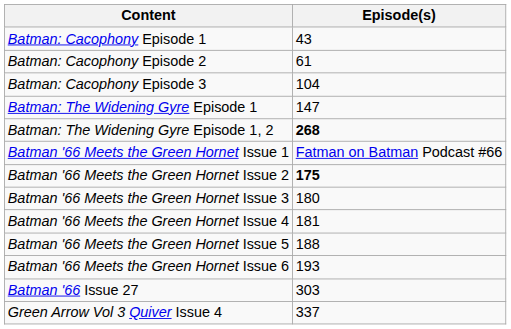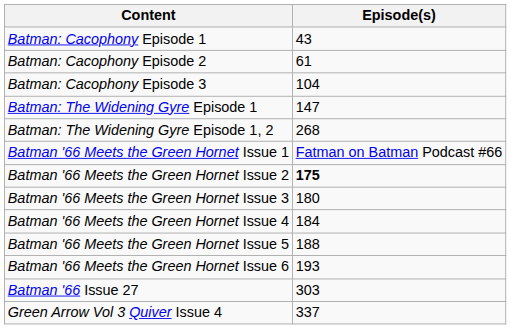(308, 130) bold -> (308, 130) normal
(308, 221) 181 -> (308, 221) 184
